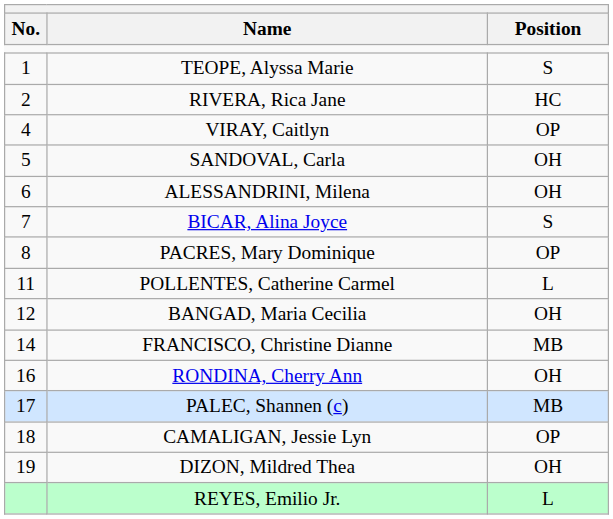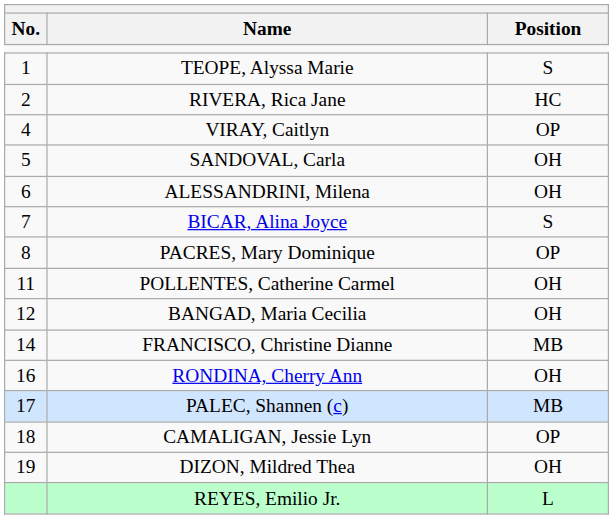(548, 283) L -> (548, 283) OH
